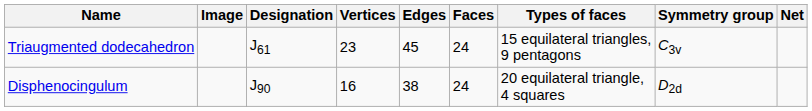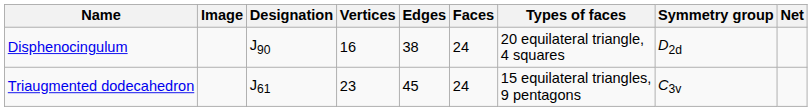rows swapped: (68, 86) <-> (101, 47)
